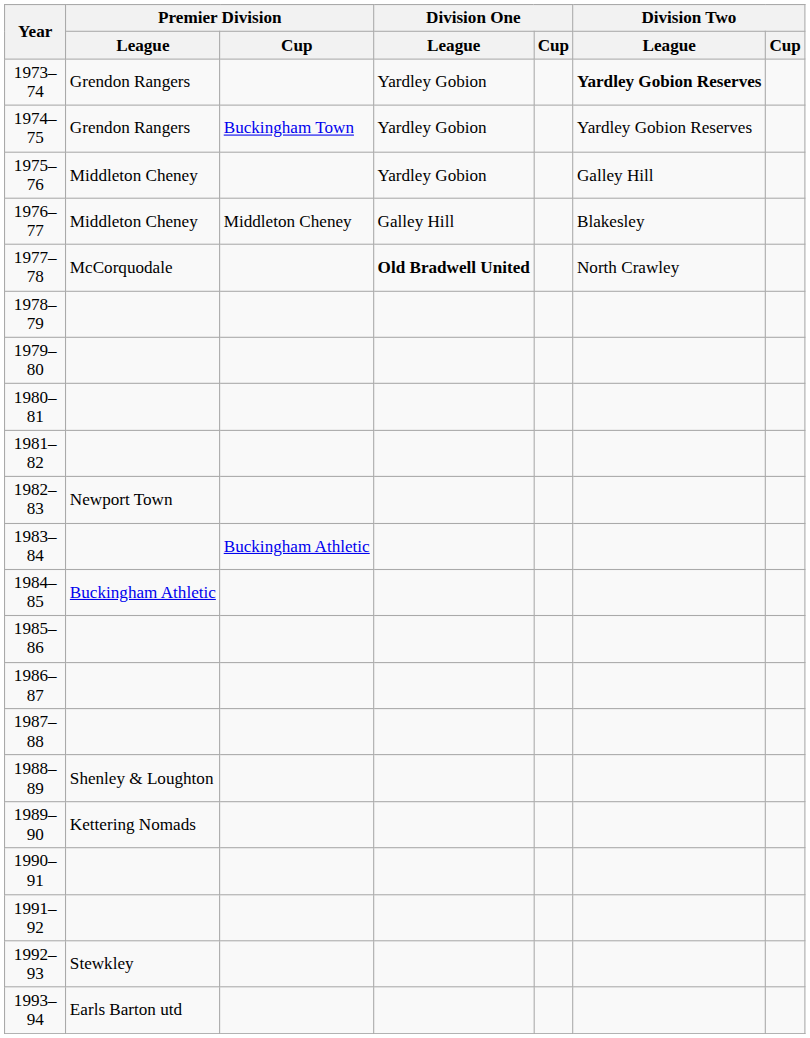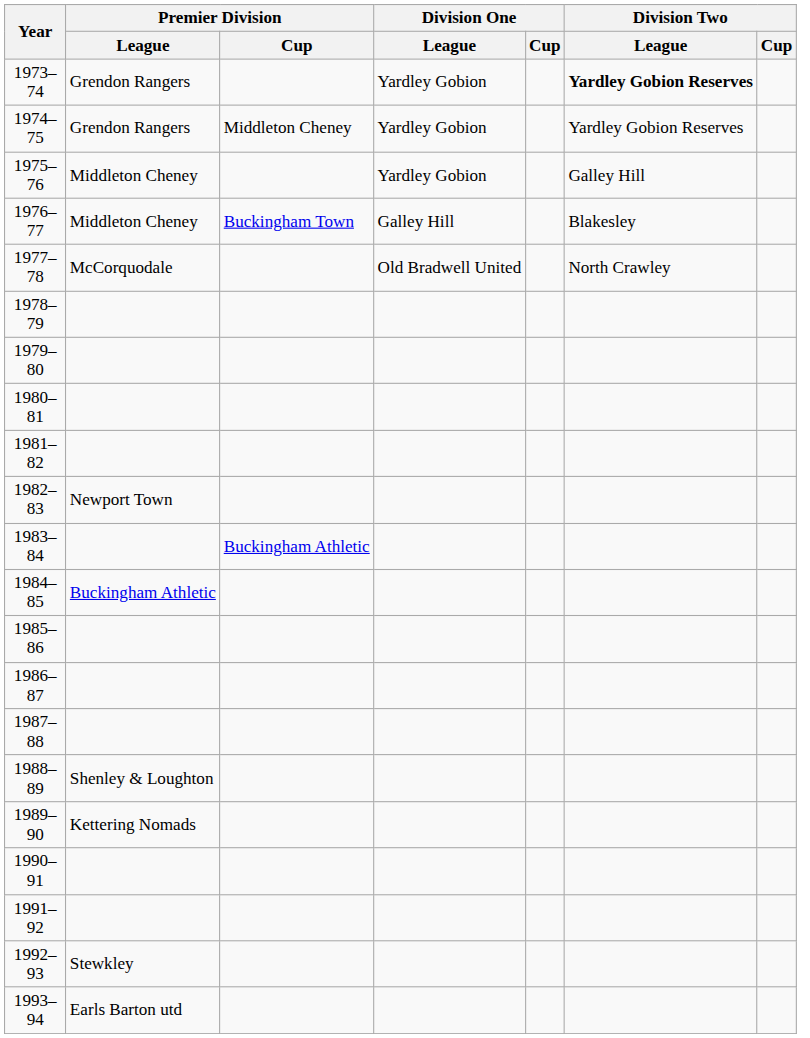(289, 128) Buckingham Town -> (288, 128) Middleton Cheney
(288, 221) Middleton Cheney -> (289, 221) Buckingham Town
(454, 267) bold -> (449, 267) normal
